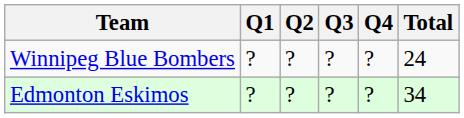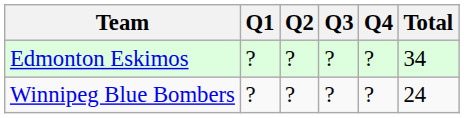rows swapped: (122, 58) <-> (99, 94)
